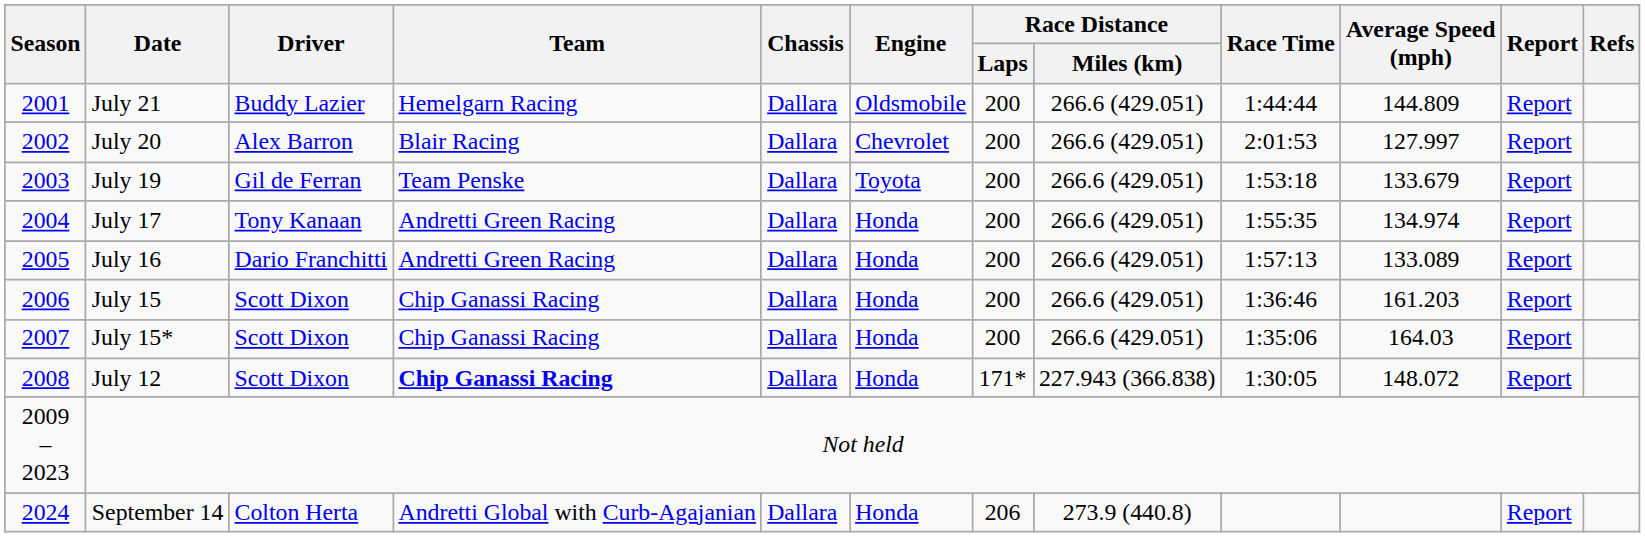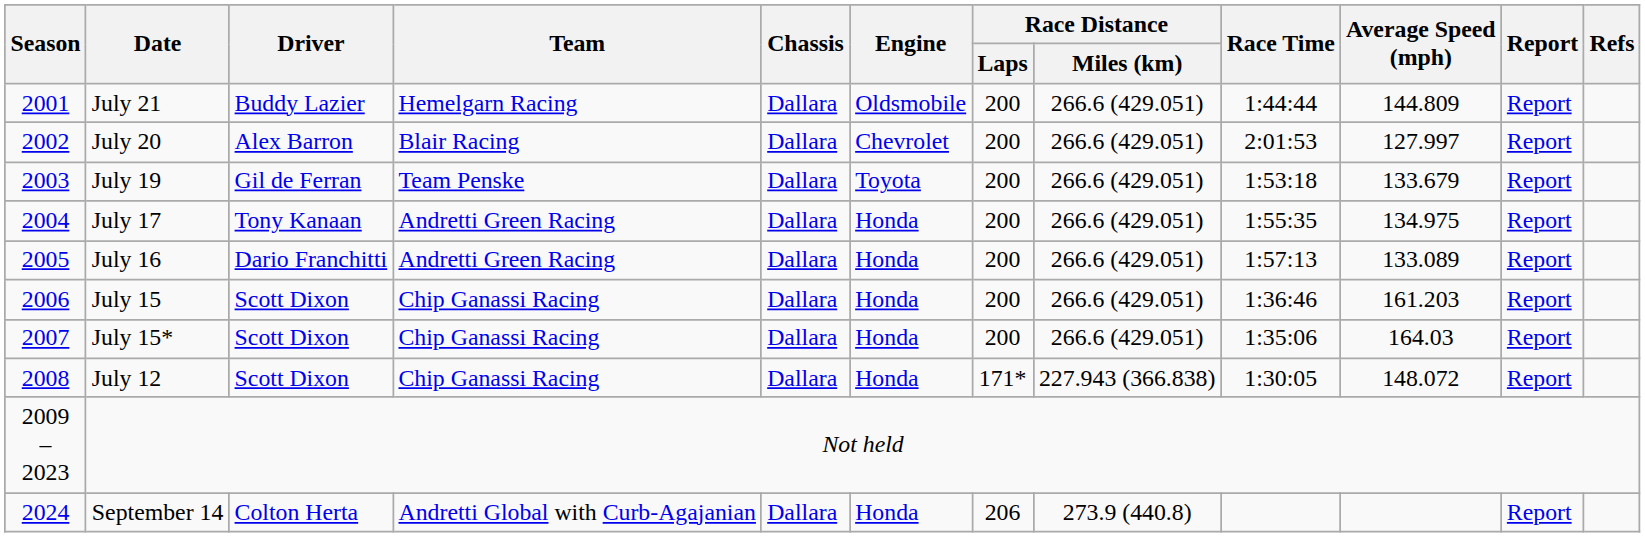(1421, 220) 134.974 -> (1421, 220) 134.975
(506, 377) bold -> (499, 377) normal
